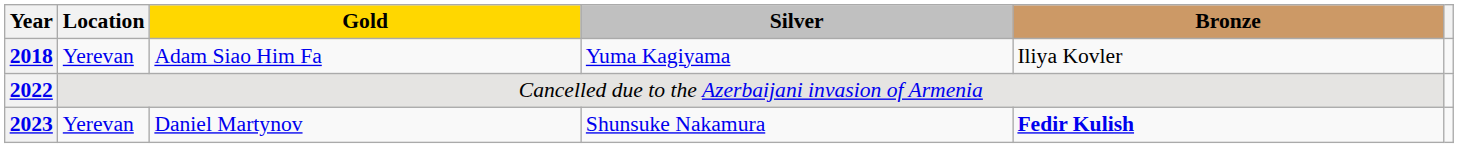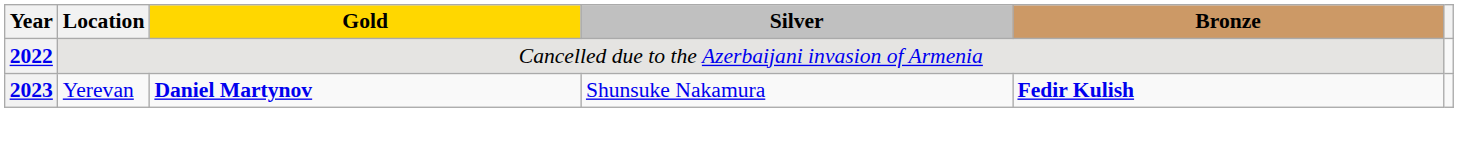- row: (31, 55)
(228, 124) normal -> (233, 90) bold
